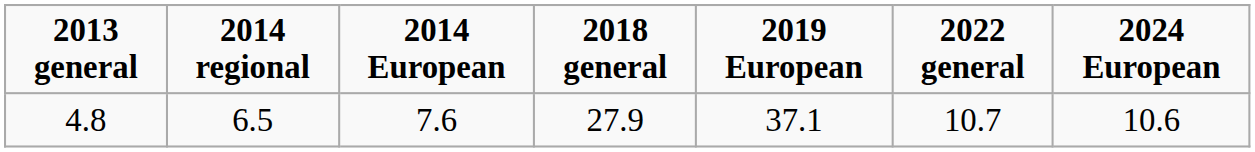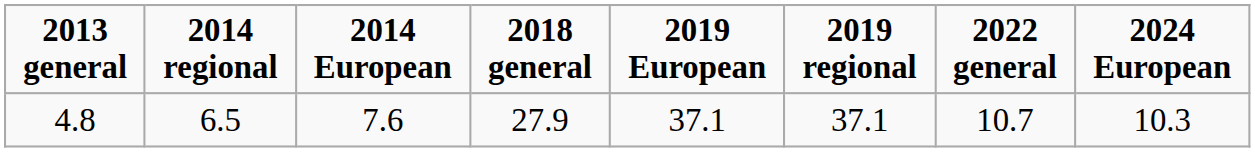+ column: (860, 48)
(1151, 119) 10.6 -> (1162, 119) 10.3
